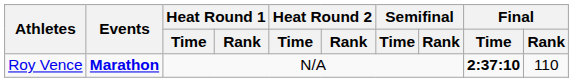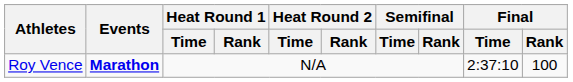(494, 66) bold -> (493, 66) normal
(546, 66) 110 -> (545, 66) 100
